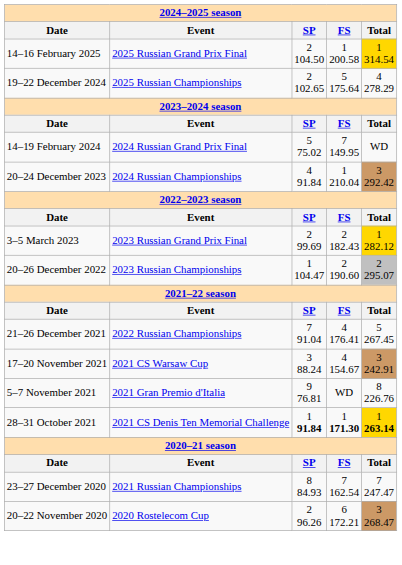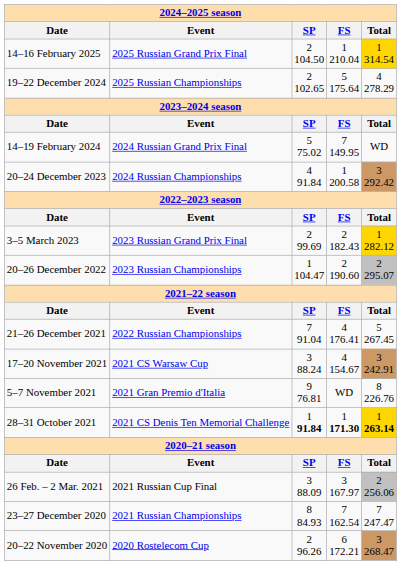(344, 53) 1 200.58 -> (344, 53) 1 210.04
(344, 176) 1 210.04 -> (344, 176) 1 200.58
+ row: (55, 486)
